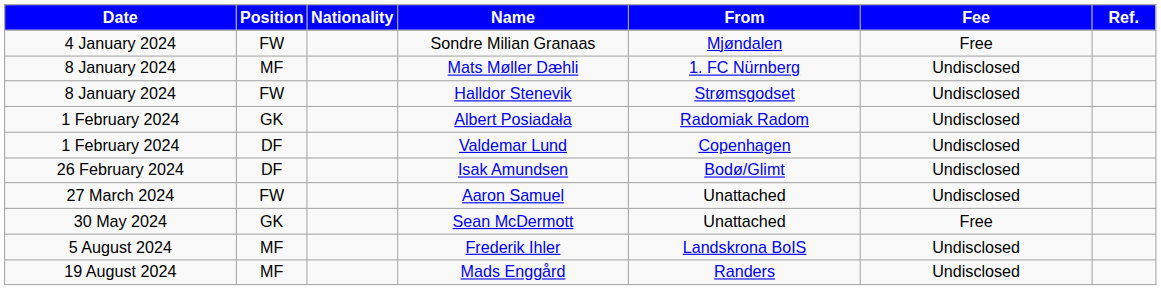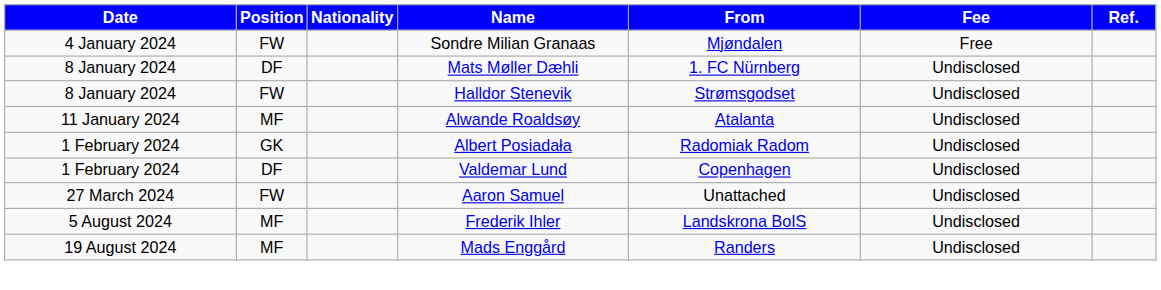(272, 69) MF -> (272, 69) DF
+ row: (513, 120)
- row: (513, 171)
- row: (513, 222)
